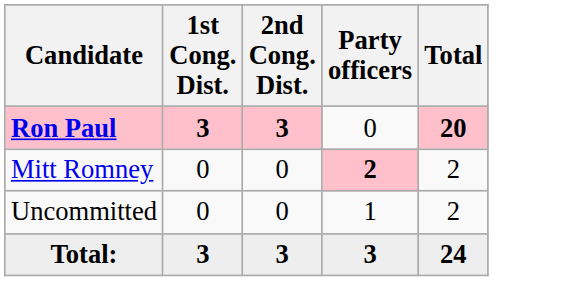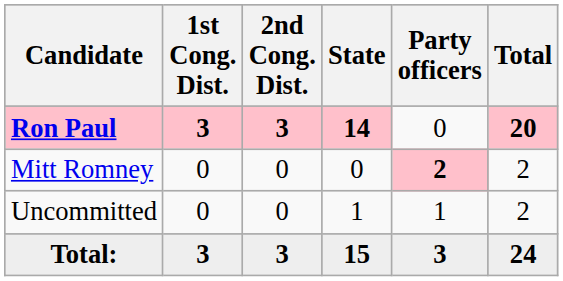+ column: (357, 55)
